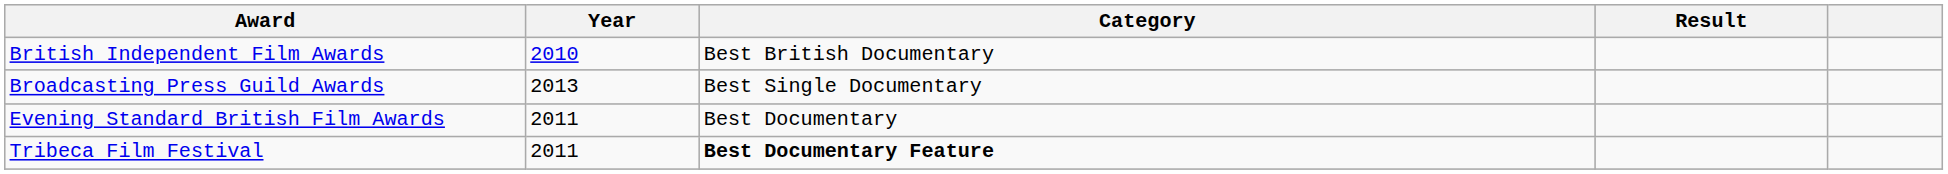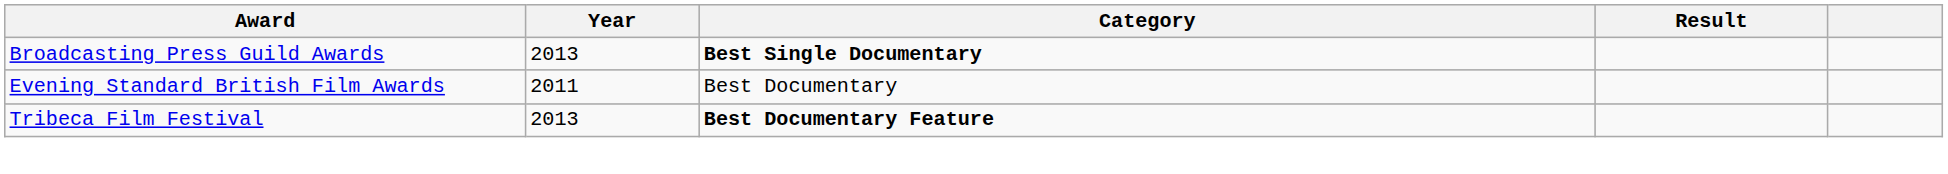- row: (197, 54)
(843, 87) normal -> (843, 54) bold
(554, 153) 2011 -> (554, 120) 2013
